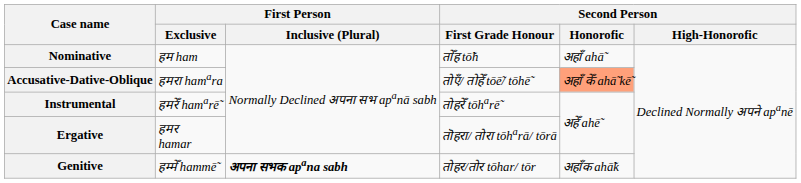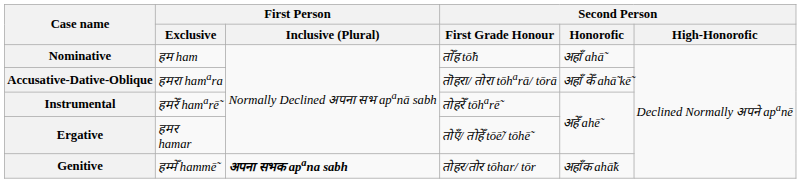(486, 80) तोएँ/ तोहेँ tōē̃/ tōhē̃ -> (500, 79) तॊहरा/ तोरा tōharā/ tōrā
(597, 80) lightsalmon background -> (597, 80) no background
(500, 134) तॊहरा/ तोरा tōharā/ tōrā -> (486, 135) तोएँ/ तोहेँ tōē̃/ tōhē̃
